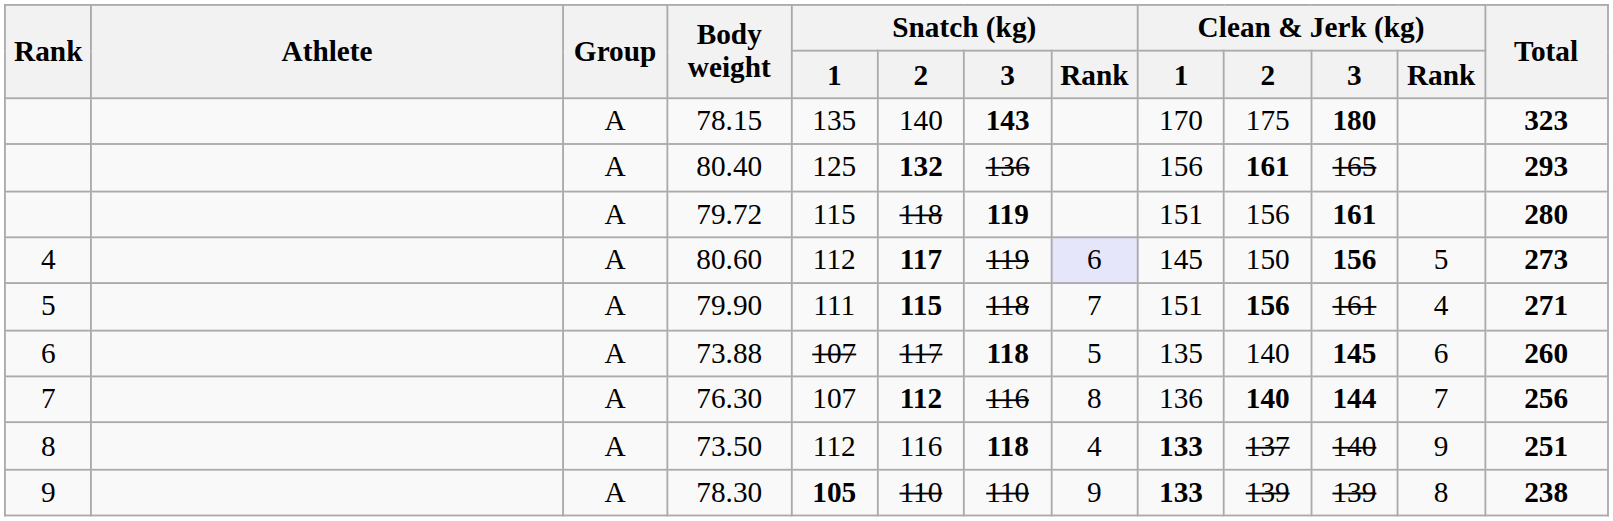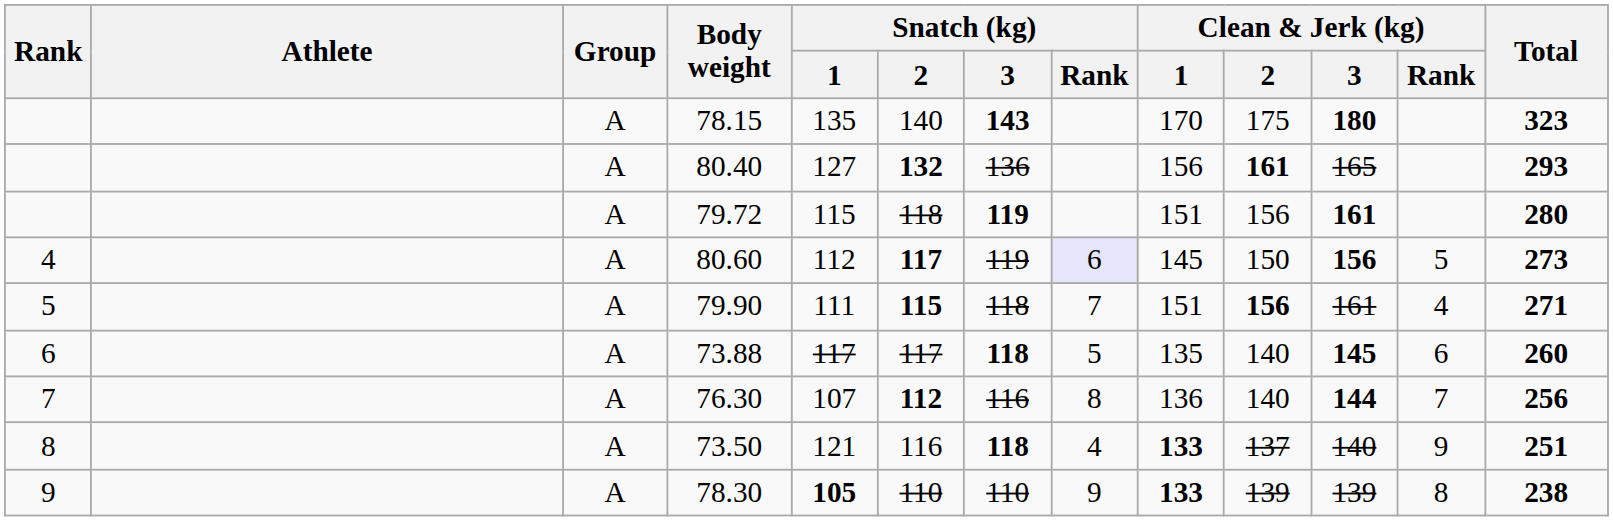(834, 167) 125 -> (834, 167) 127
(834, 352) 107 -> (834, 352) 117
(1268, 399) bold -> (1268, 399) normal
(834, 445) 112 -> (834, 445) 121
